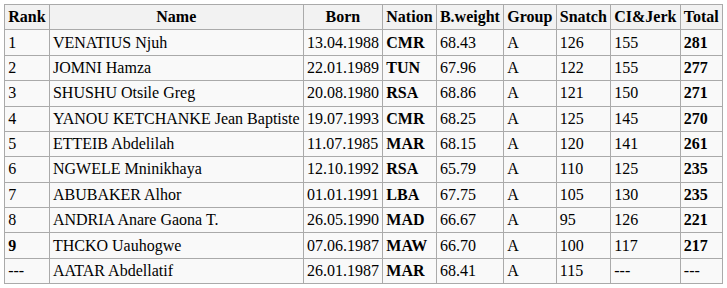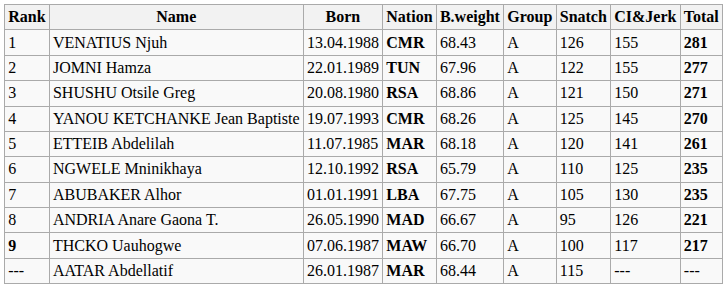(458, 118) 68.25 -> (458, 118) 68.26
(458, 144) 68.15 -> (458, 144) 68.18
(458, 270) 68.41 -> (458, 270) 68.44
